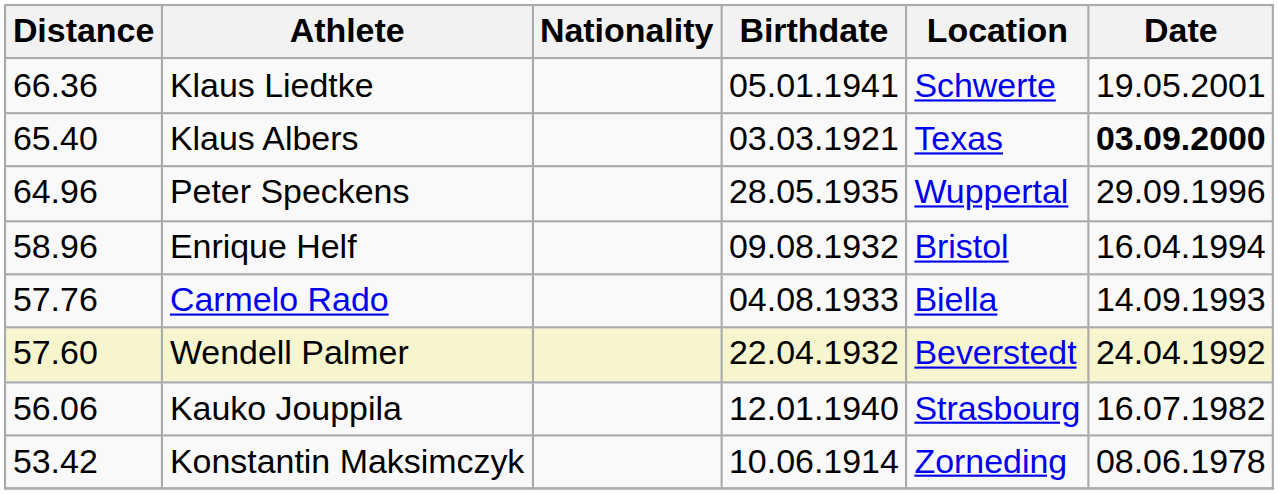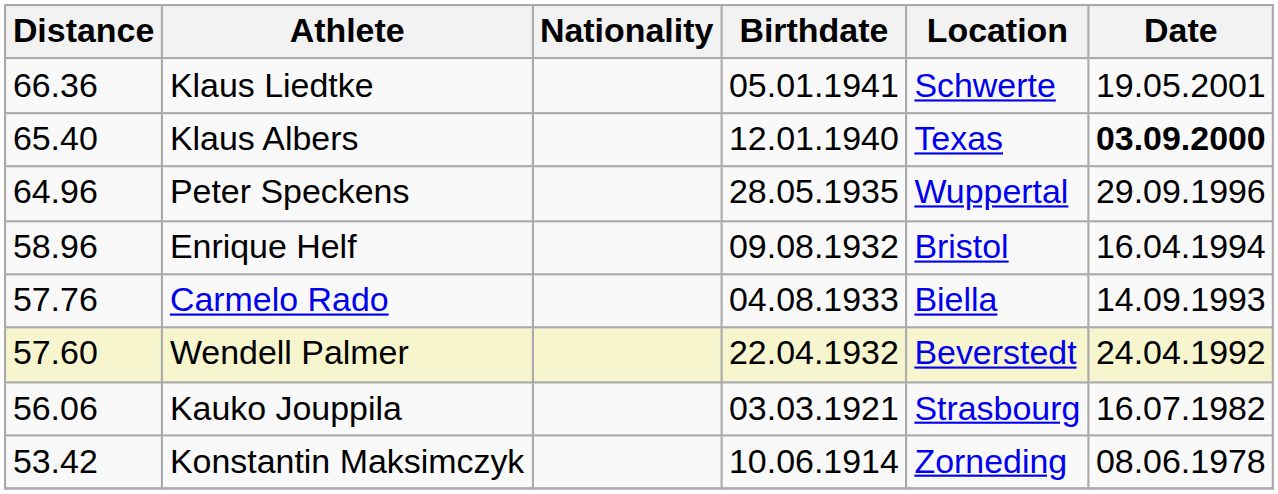(814, 138) 03.03.1921 -> (814, 138) 12.01.1940
(814, 407) 12.01.1940 -> (814, 407) 03.03.1921
